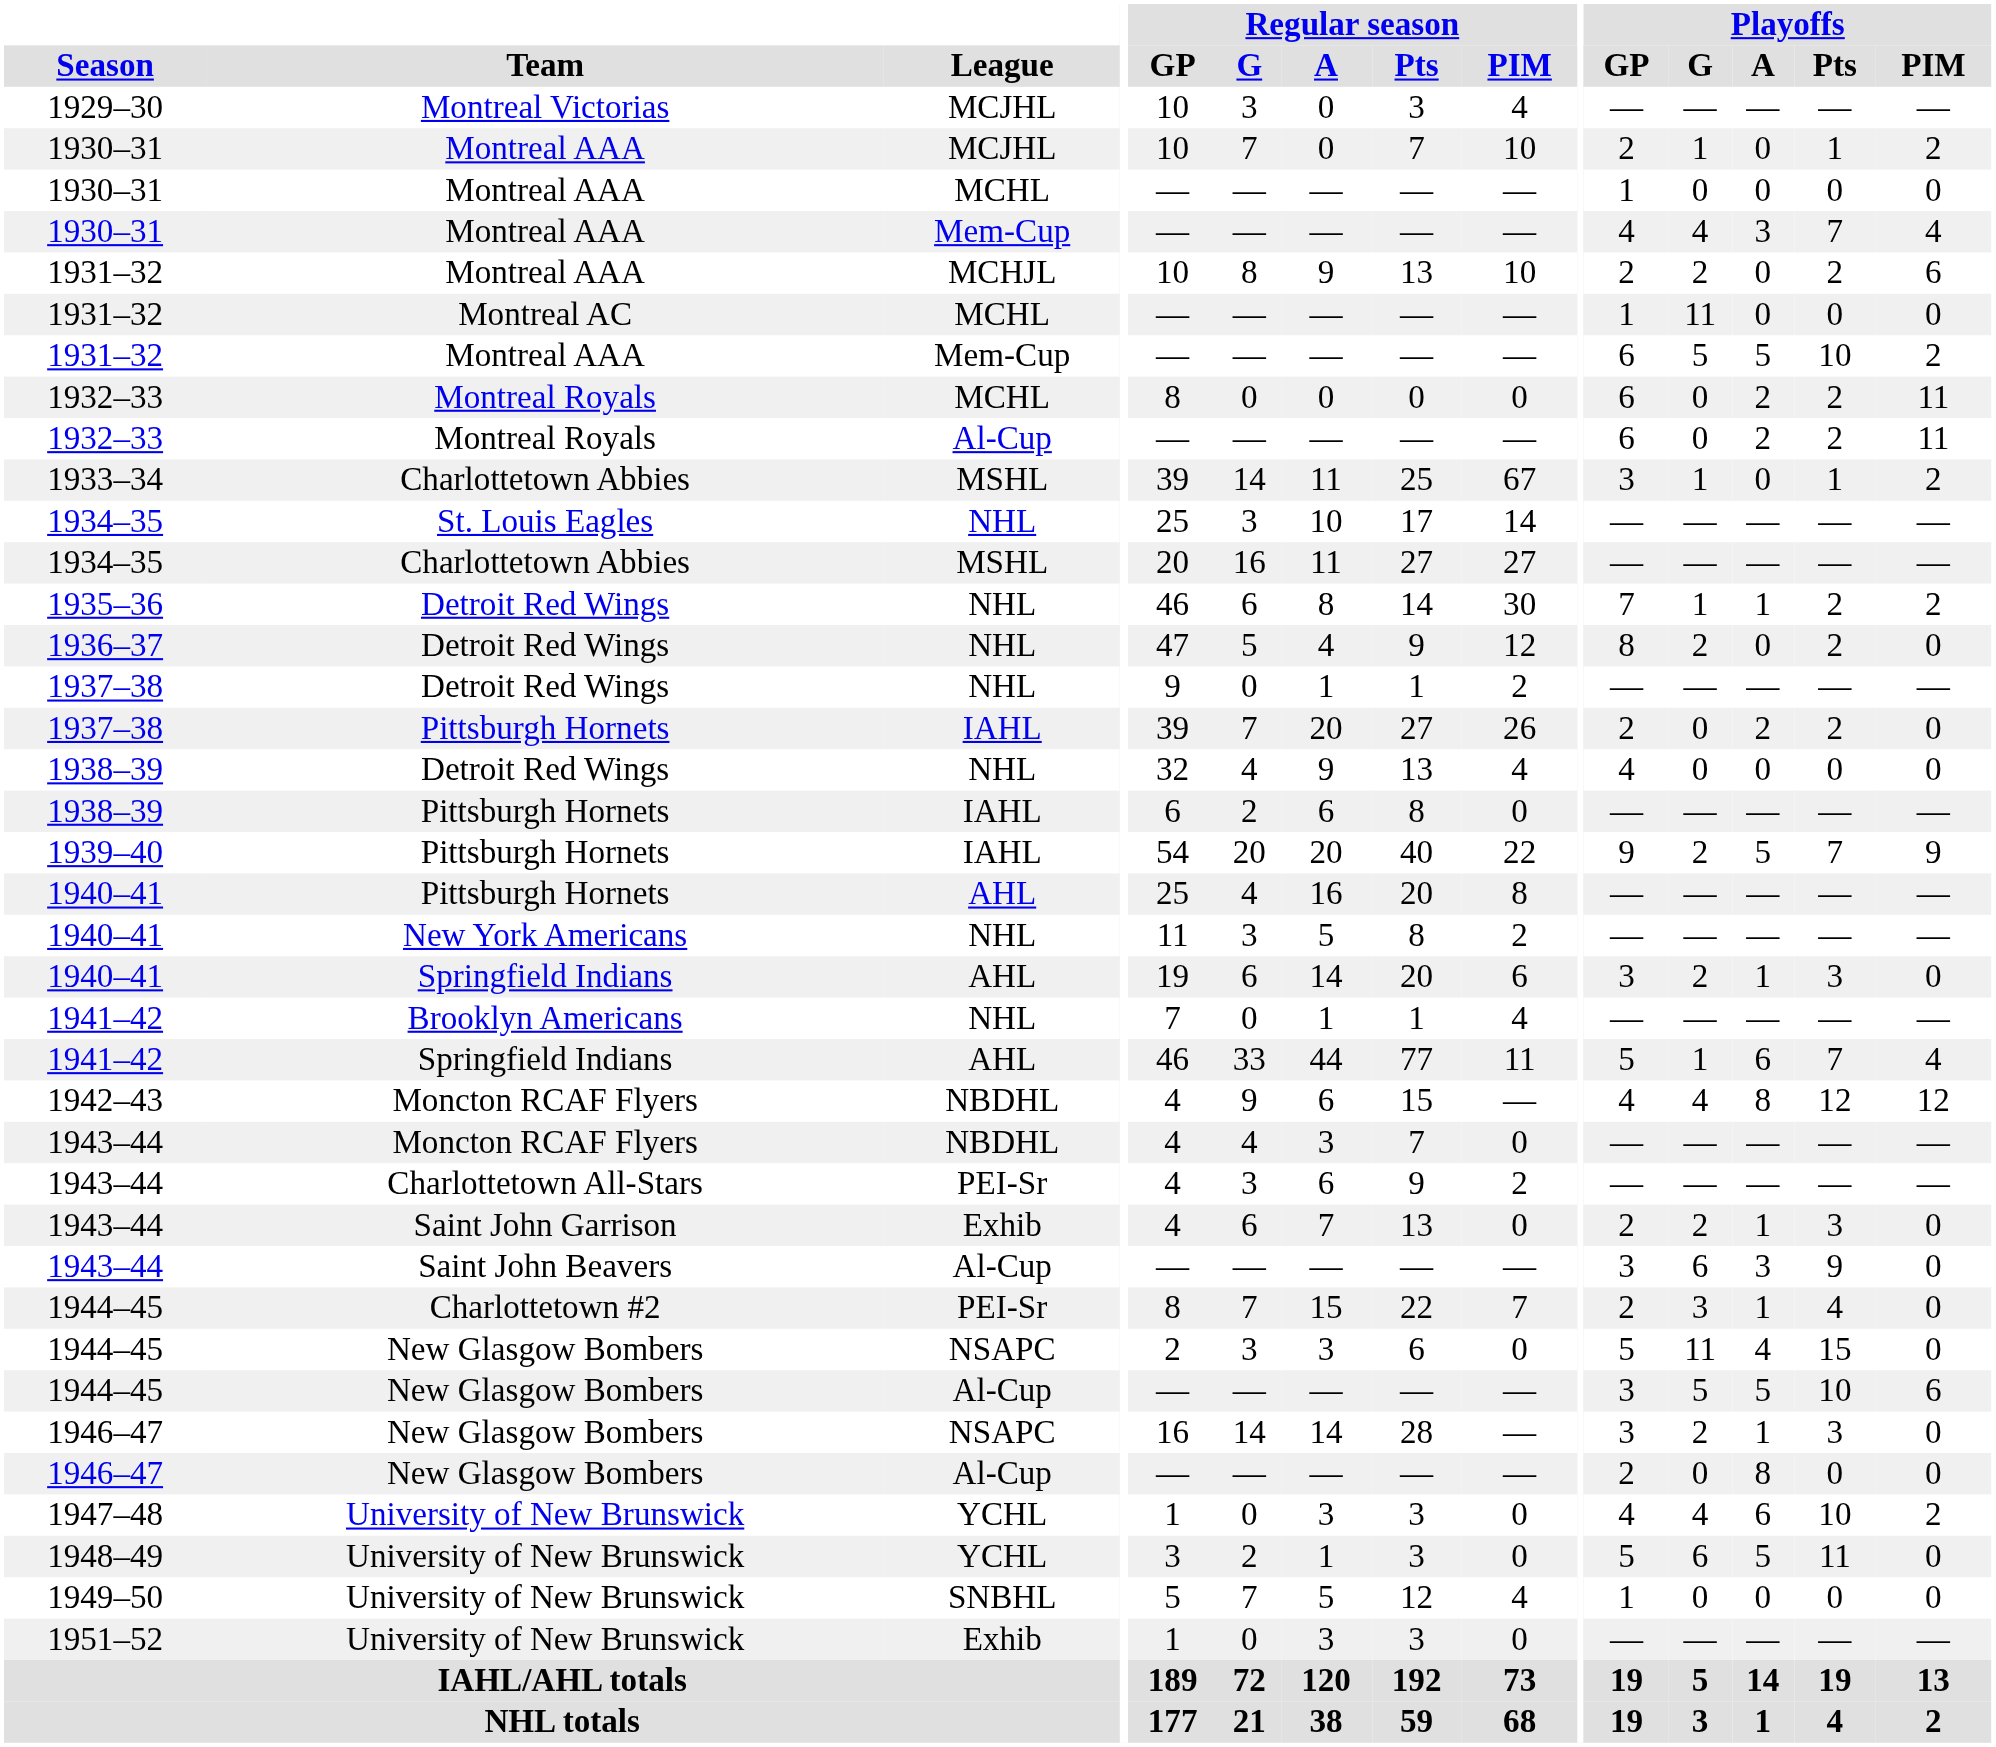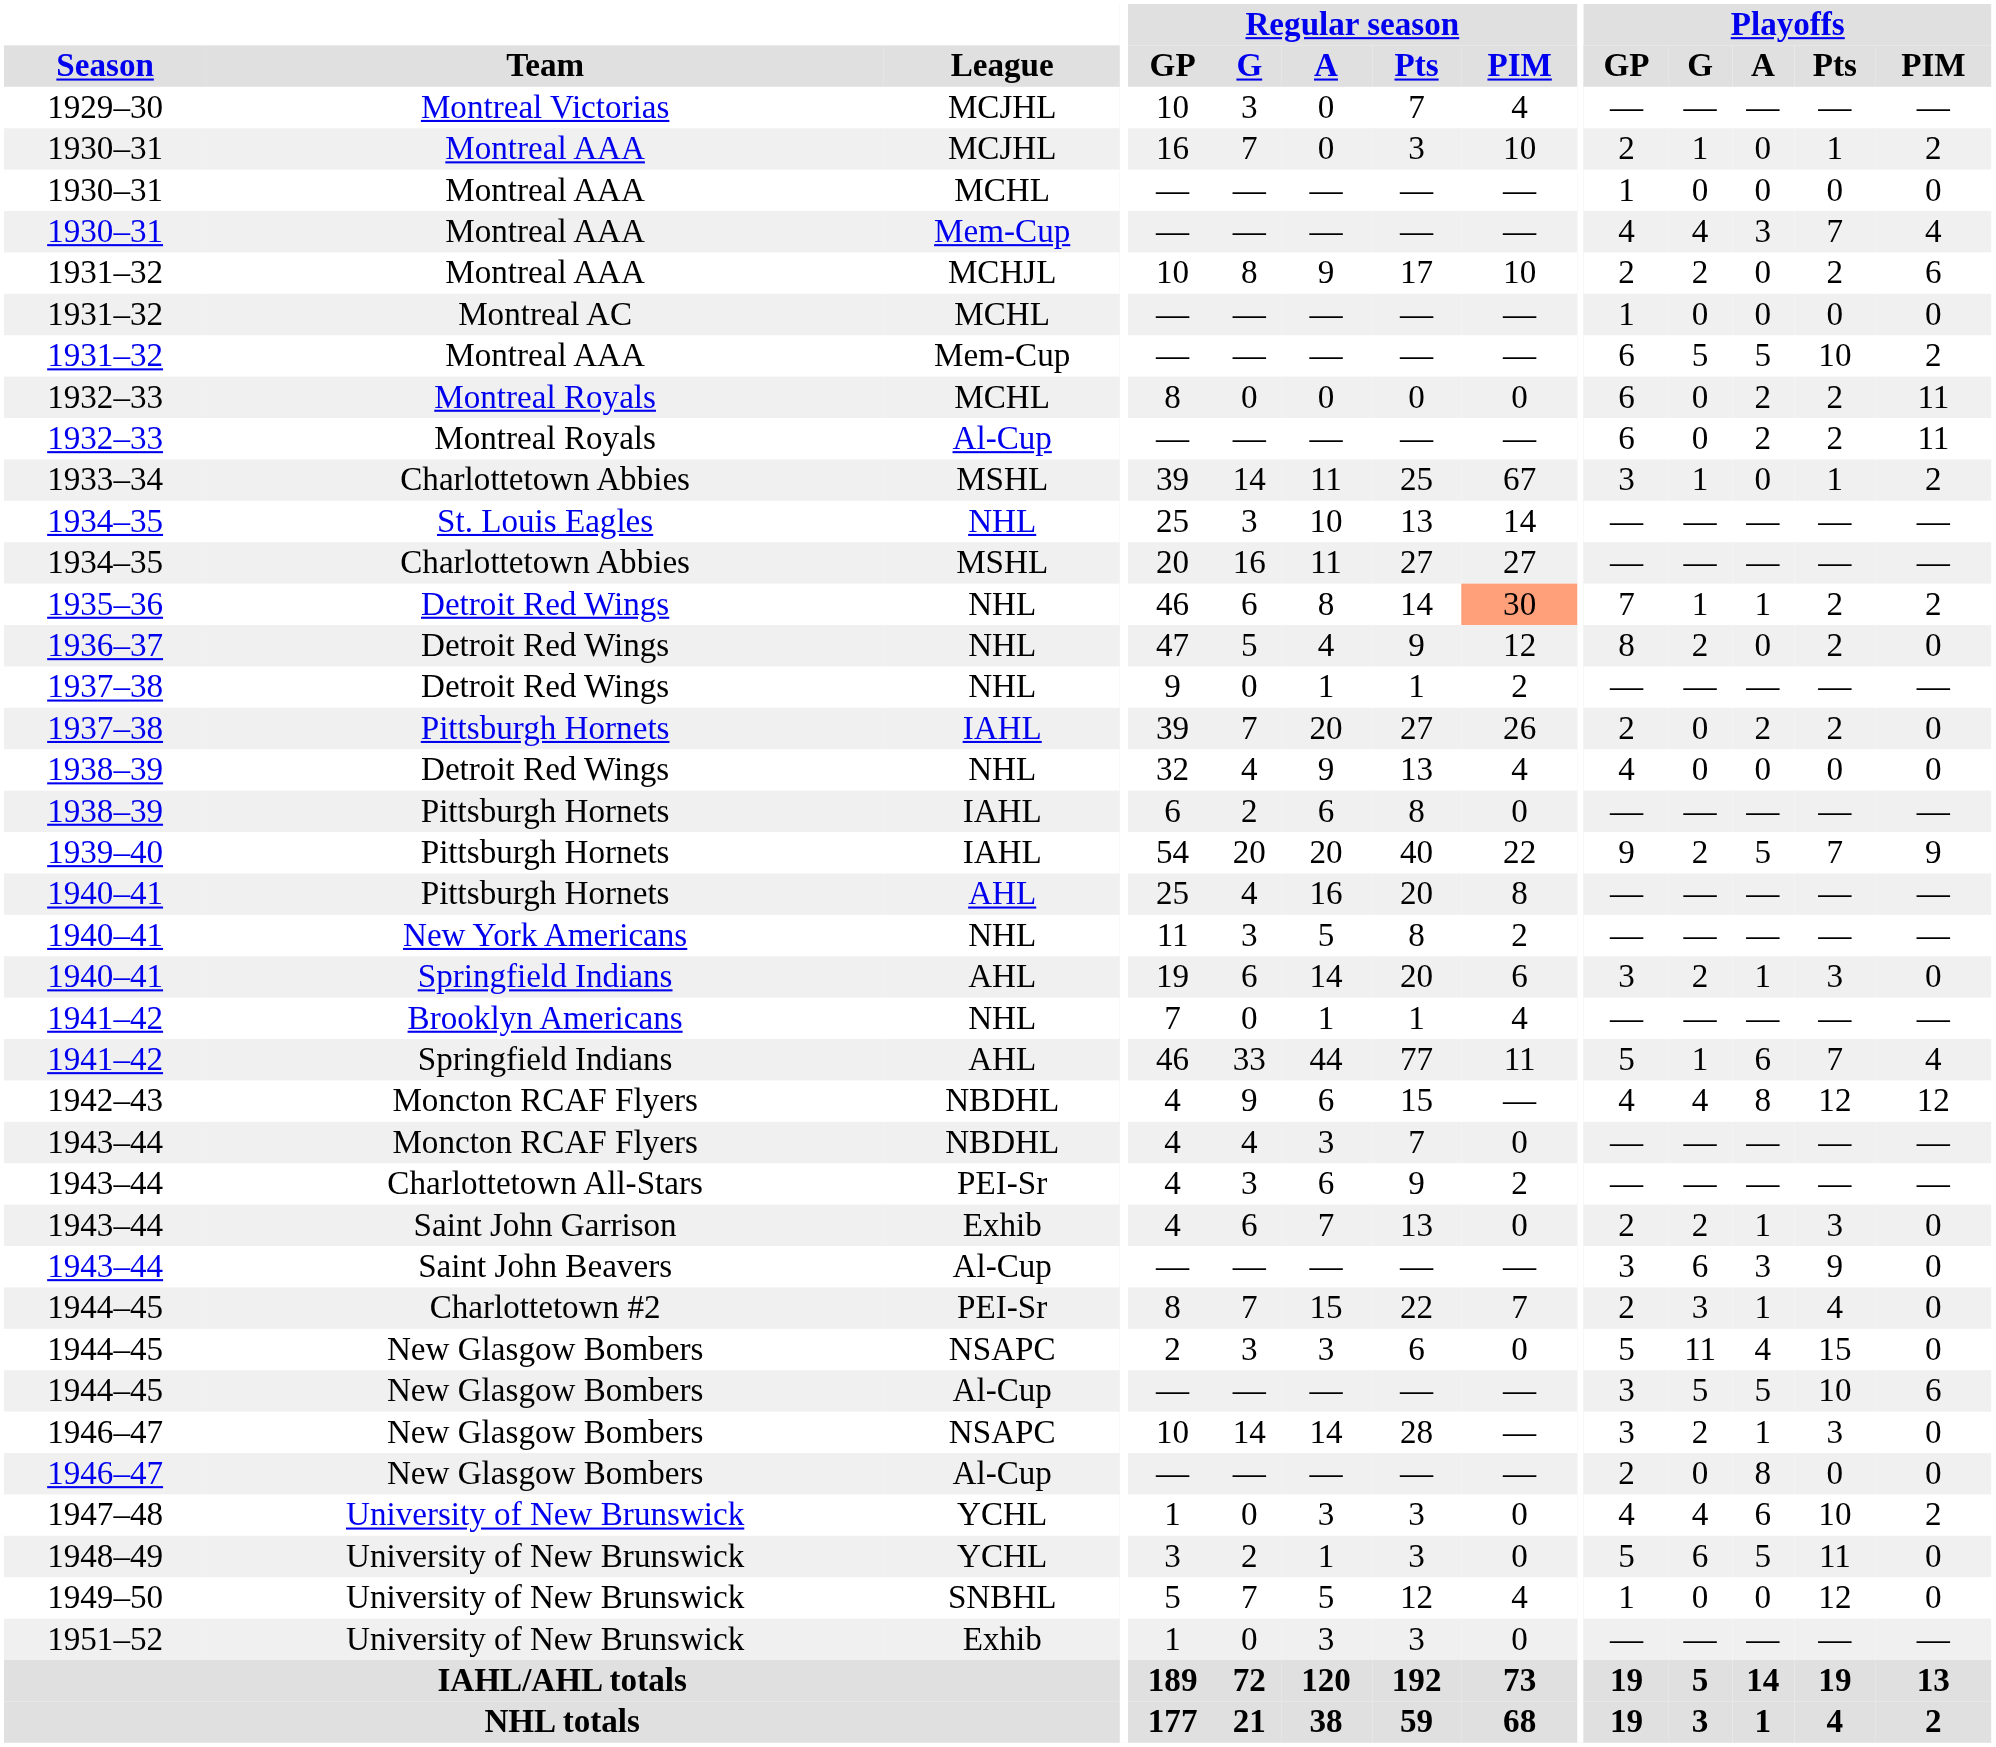(1417, 106) 3 -> (1417, 106) 7
(1173, 148) 10 -> (1173, 148) 16
(1417, 148) 7 -> (1417, 148) 3
(1417, 272) 13 -> (1417, 272) 17
(1700, 313) 11 -> (1700, 313) 0
(1417, 520) 17 -> (1417, 520) 13
(1520, 603) no background -> (1520, 603) lightsalmon background
(1173, 1431) 16 -> (1173, 1431) 10
(1835, 1597) 0 -> (1835, 1597) 12
